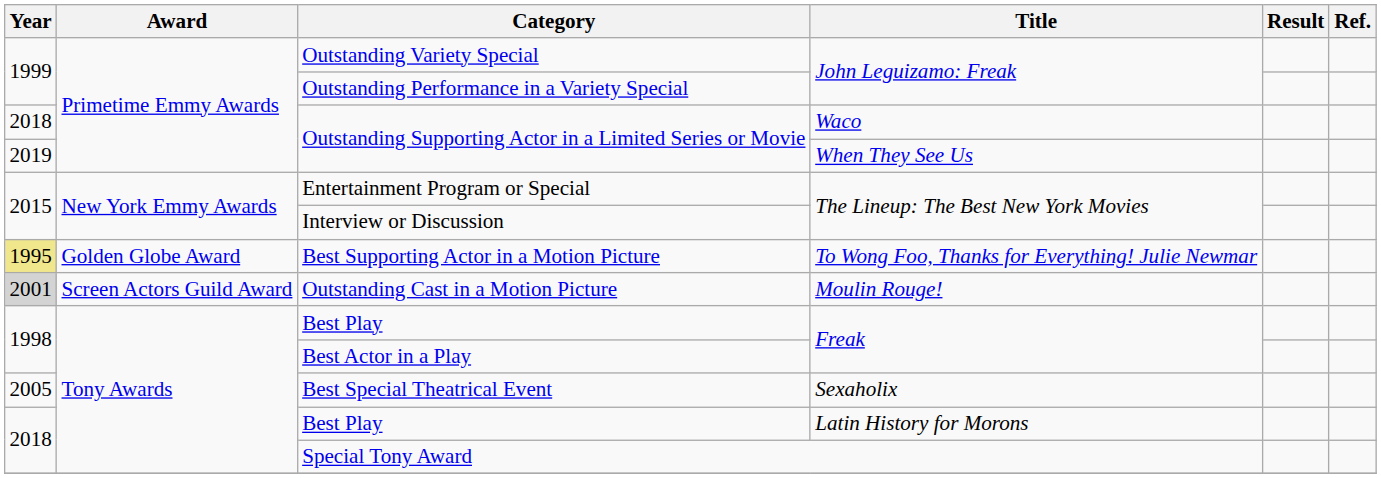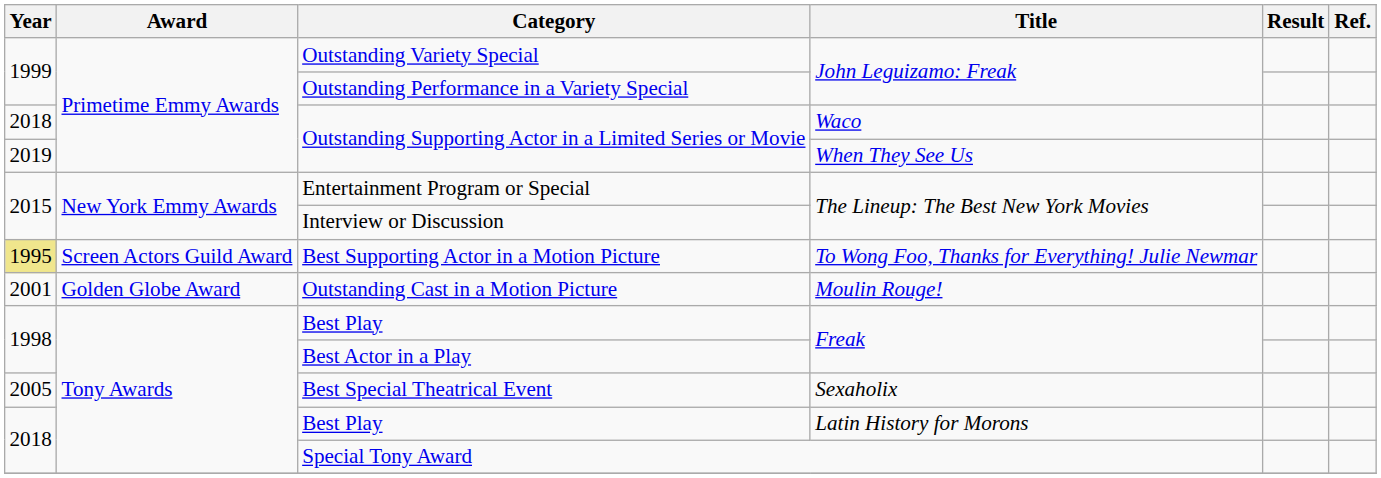(151, 255) Golden Globe Award -> (177, 255) Screen Actors Guild Award
(31, 289) lightgrey background -> (31, 289) no background
(177, 289) Screen Actors Guild Award -> (151, 289) Golden Globe Award
